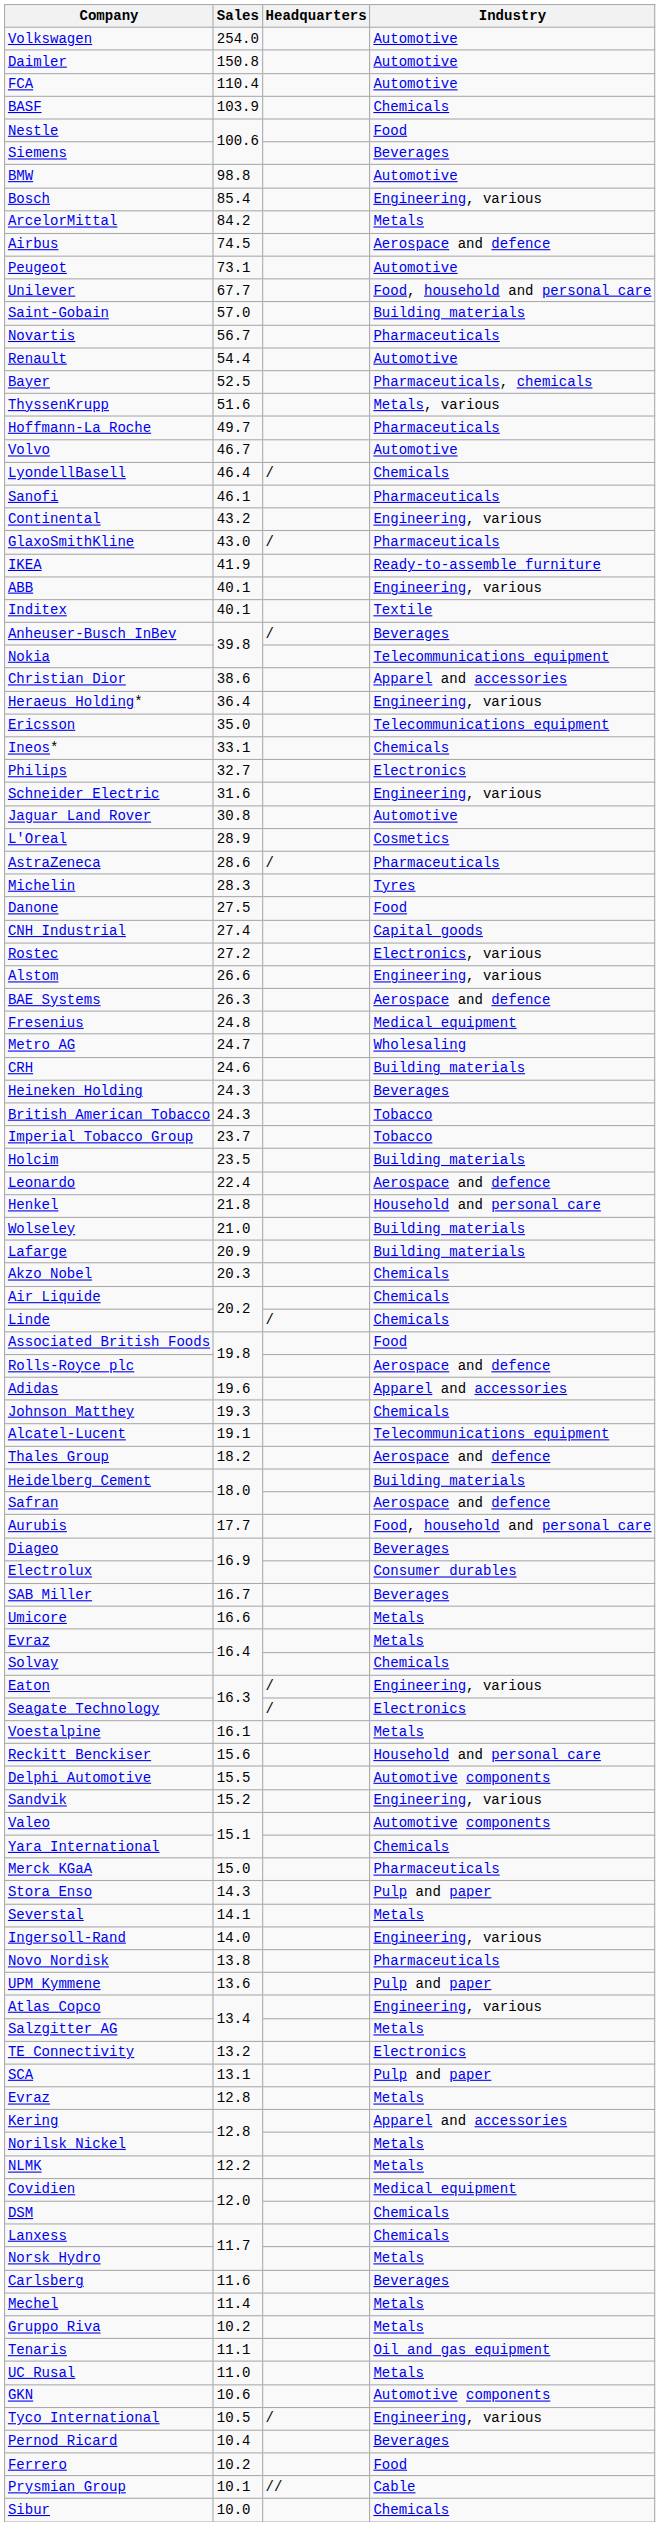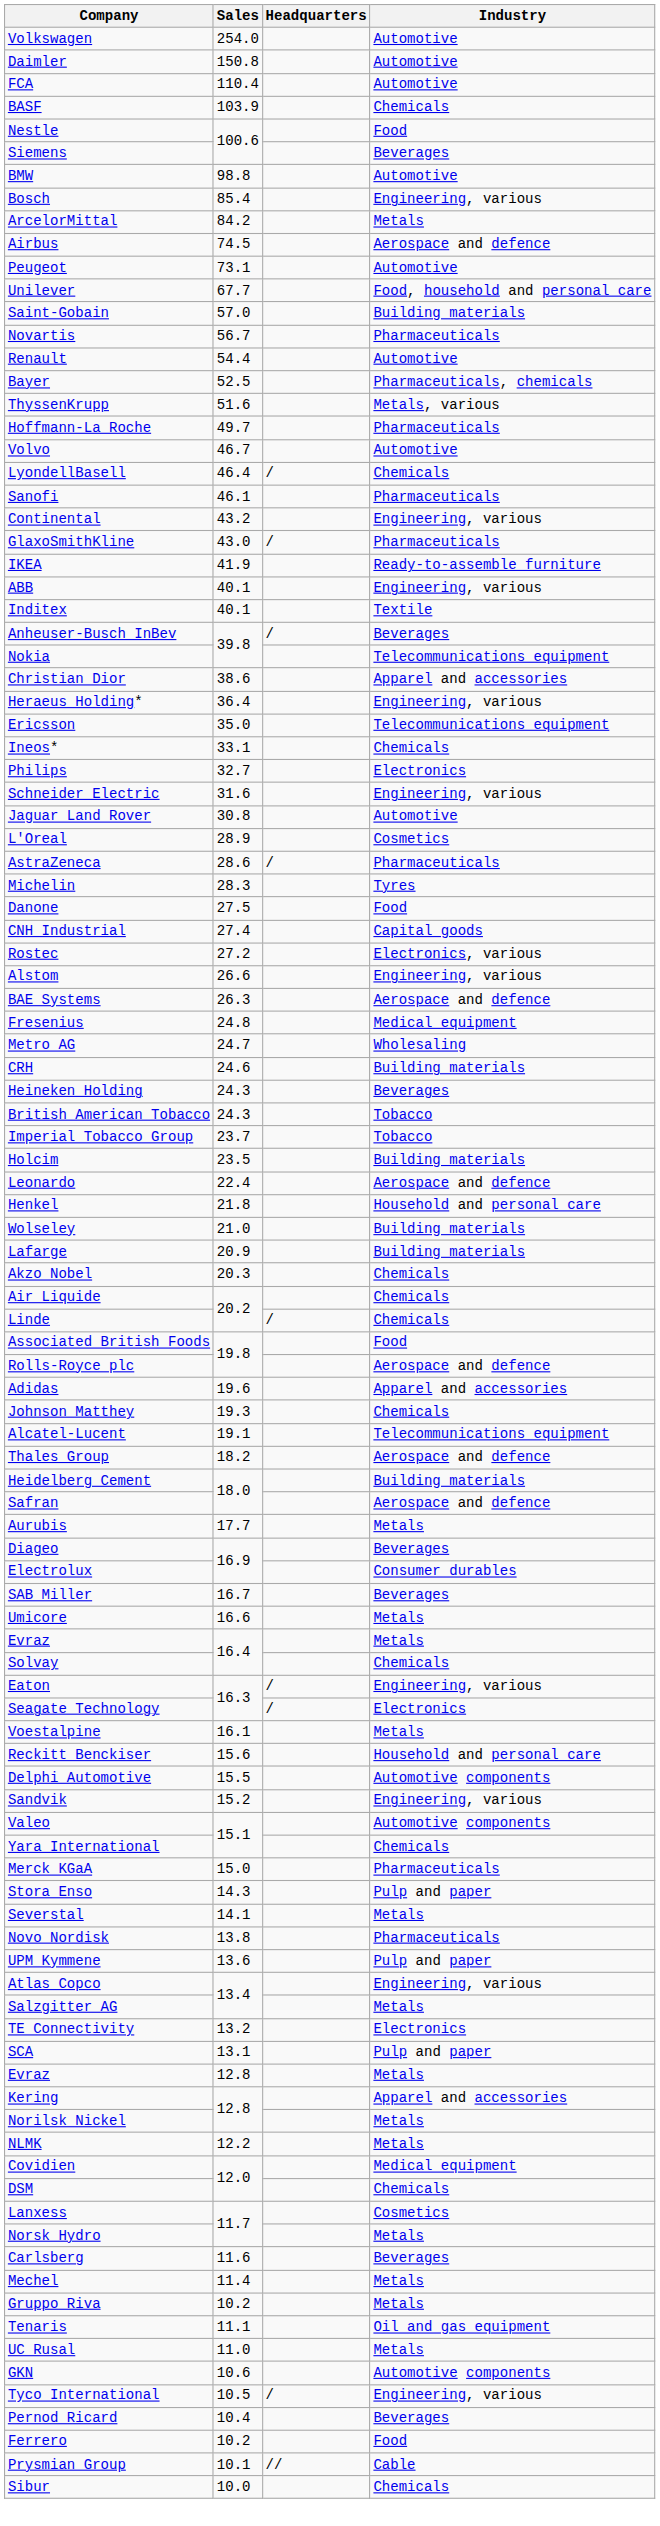(512, 1526) Food, household and personal care -> (399, 1526) Metals
- row: (67, 1938)
(411, 2236) Chemicals -> (411, 2213) Cosmetics
